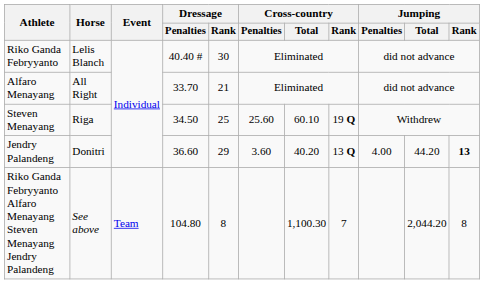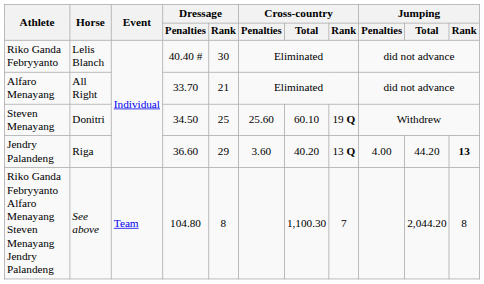(83, 120) Riga -> (89, 120) Donitri
(89, 152) Donitri -> (83, 152) Riga
